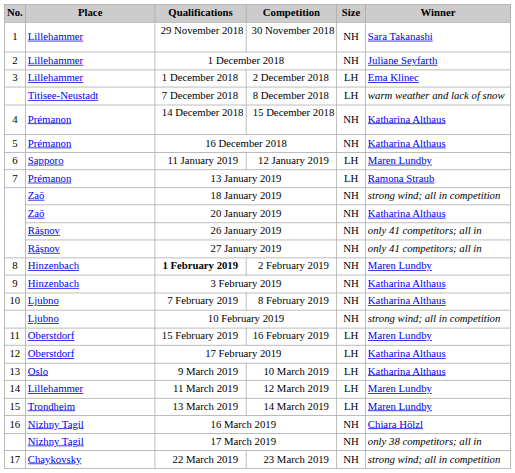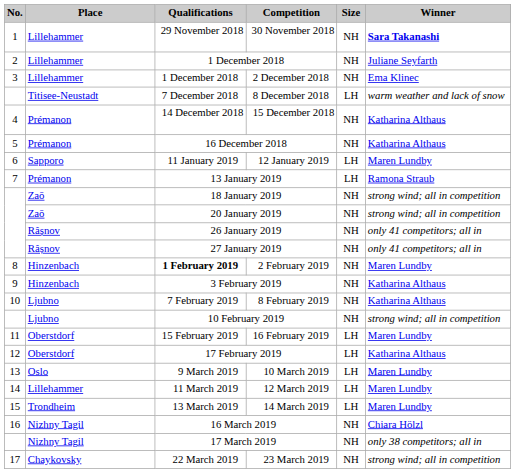(400, 36) normal -> (403, 36) bold
(351, 78) LH -> (351, 78) NH
(407, 213) Katharina Althaus -> (434, 213) strong wind; all in competition
(407, 371) Katharina Althaus -> (400, 371) Maren Lundby
